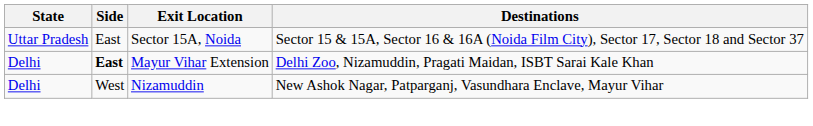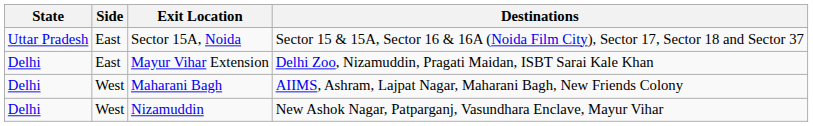(109, 62) bold -> (108, 62) normal
+ row: (177, 86)
